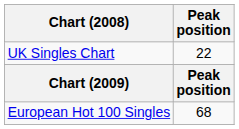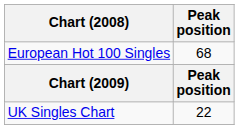rows swapped: (61, 53) <-> (89, 113)
